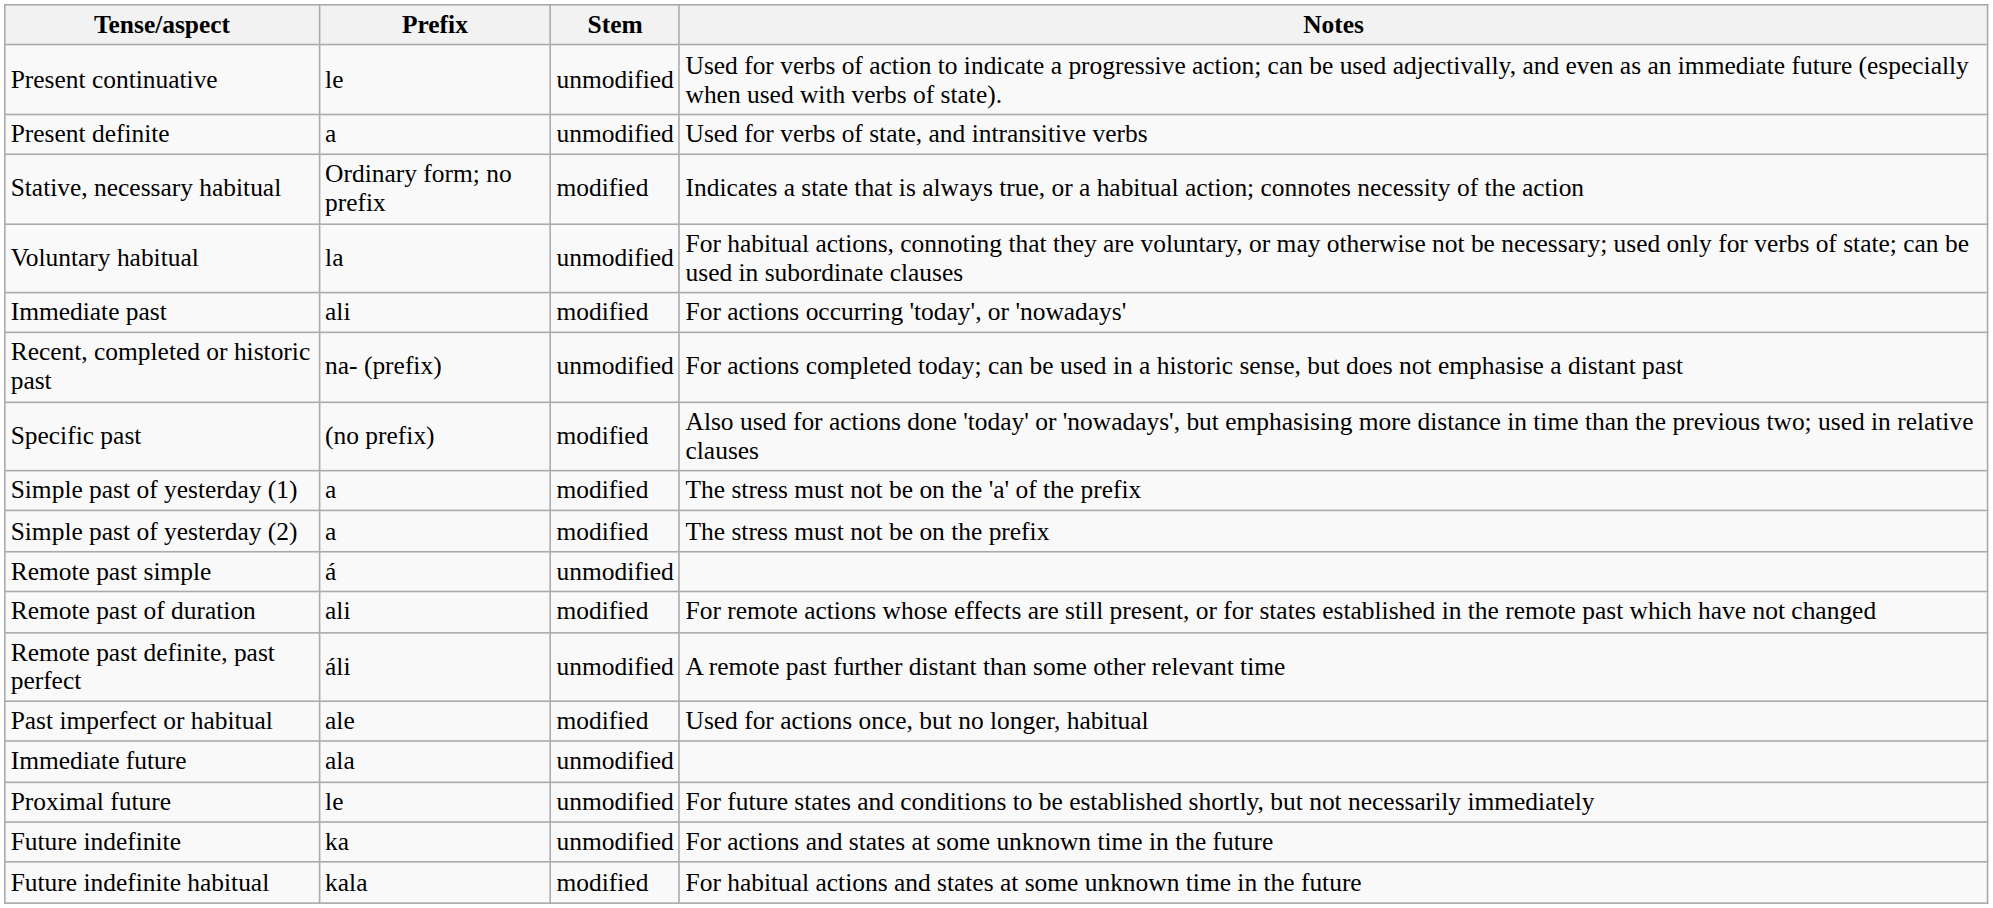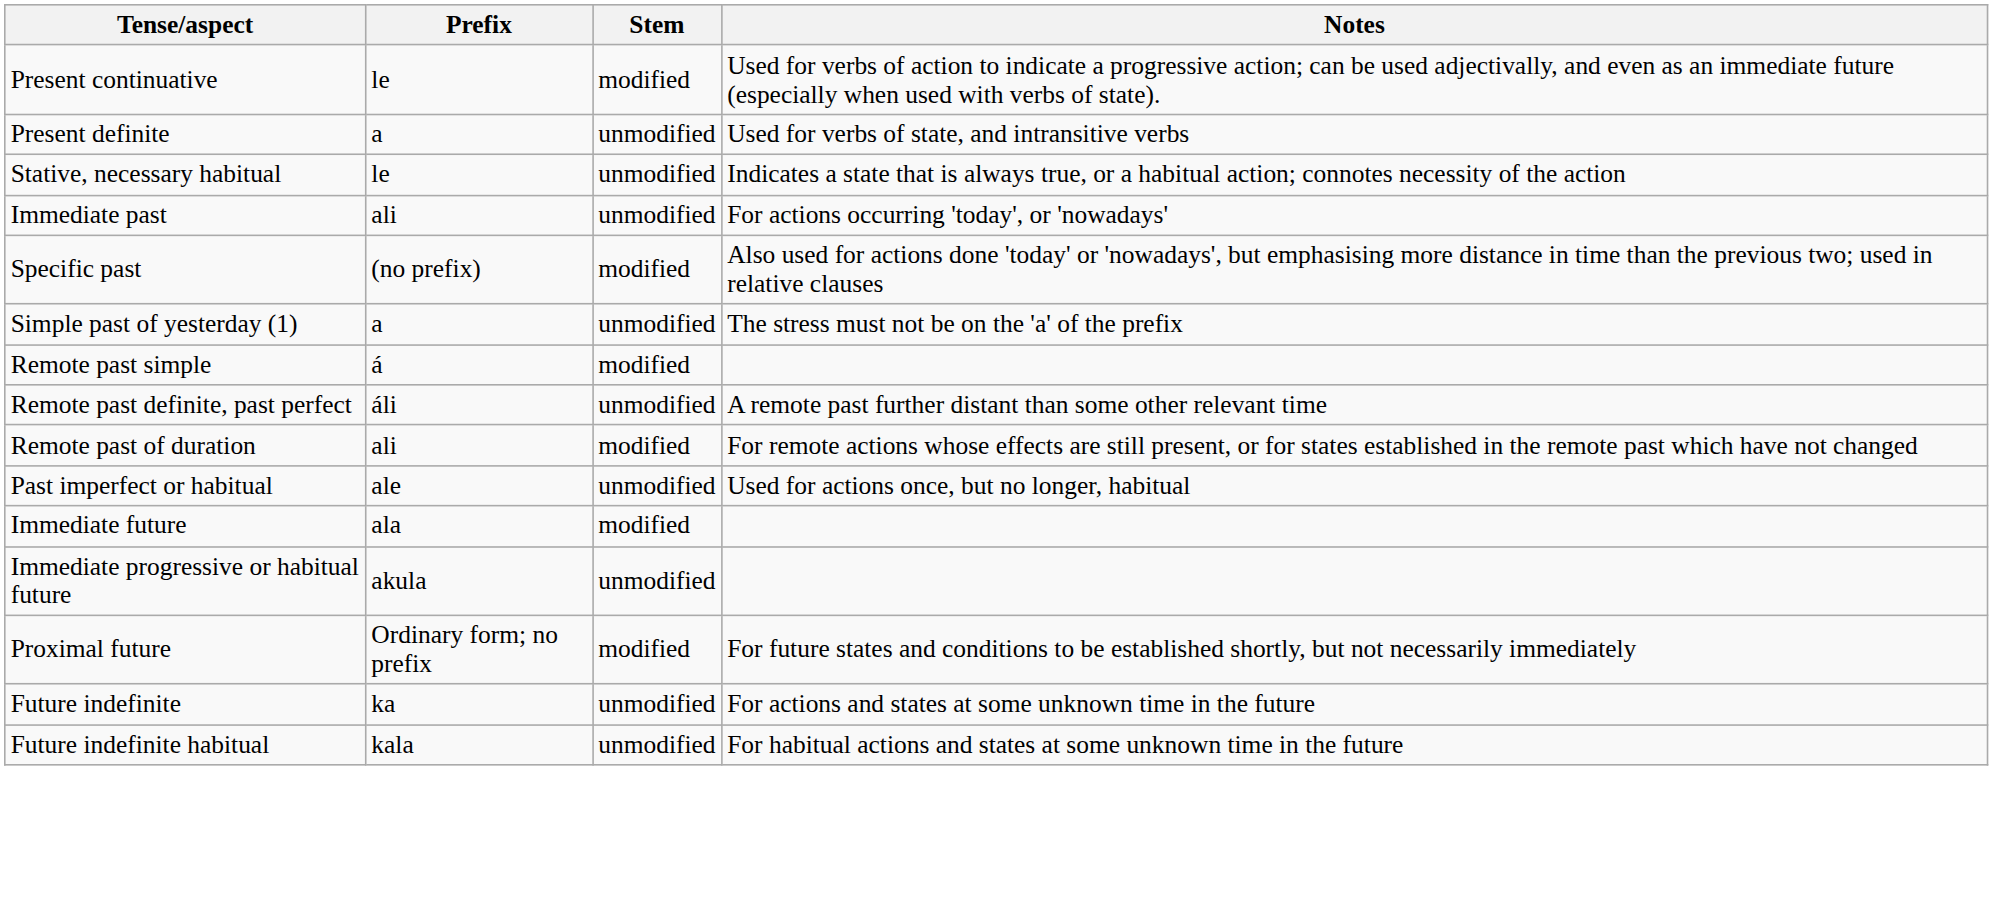(615, 79) unmodified -> (644, 79) modified
(418, 188) Ordinary form; no prefix -> (381, 174) le
(602, 188) modified -> (657, 174) unmodified
- row: (105, 257)
(602, 312) modified -> (657, 214) unmodified
- row: (160, 366)
(602, 490) modified -> (657, 323) unmodified
- row: (154, 530)
(615, 571) unmodified -> (644, 364) modified
rows swapped: (133, 611) <-> (143, 666)
(602, 720) modified -> (657, 485) unmodified
(615, 761) unmodified -> (644, 525) modified
+ row: (185, 580)
(334, 801) le -> (465, 649) Ordinary form; no prefix
(615, 801) unmodified -> (644, 649) modified
(602, 882) modified -> (657, 744) unmodified
